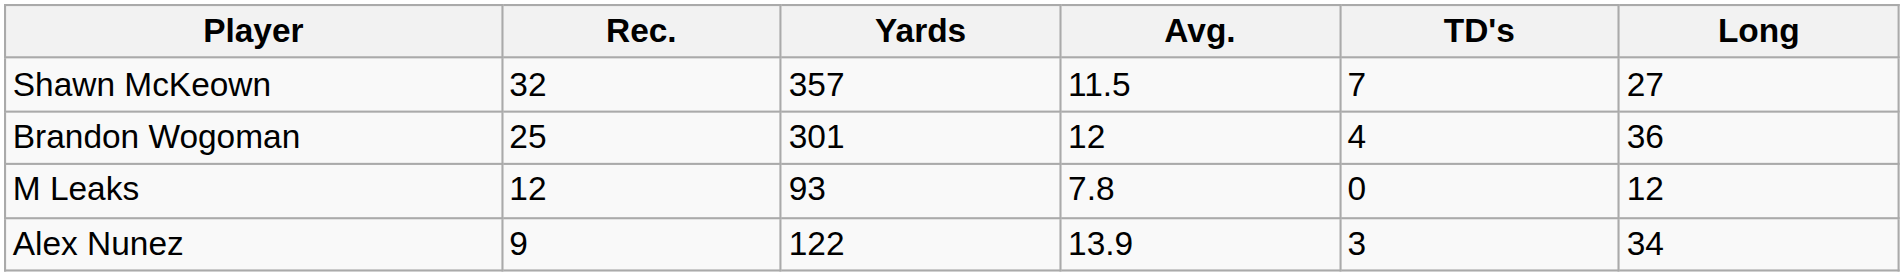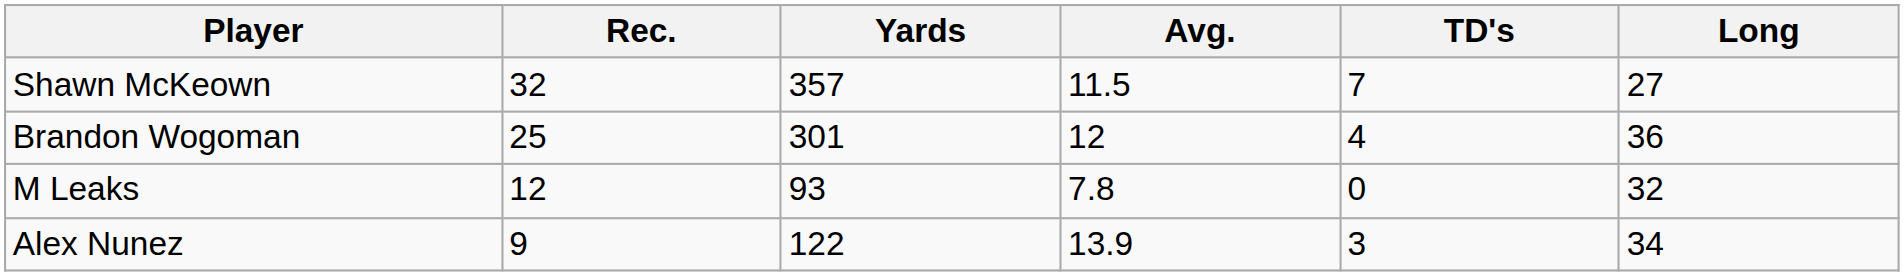(1645, 190) 12 -> (1645, 190) 32
